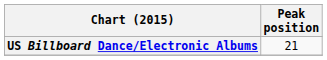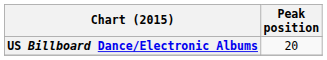(291, 46) 21 -> (291, 46) 20
